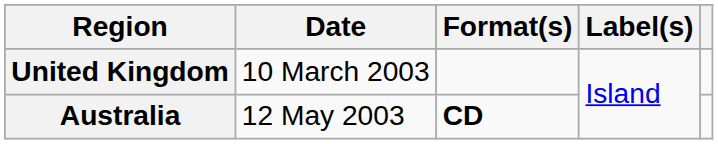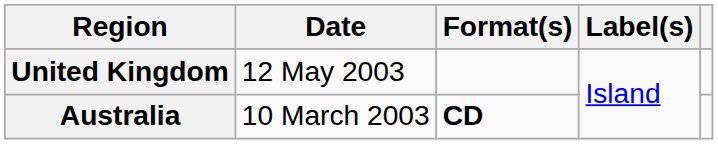(336, 71) 10 March 2003 -> (323, 71) 12 May 2003
(323, 116) 12 May 2003 -> (336, 116) 10 March 2003
